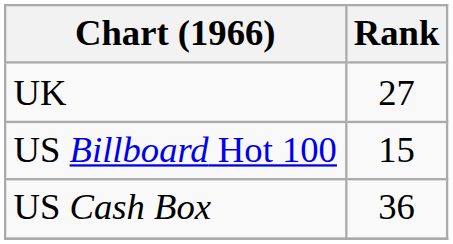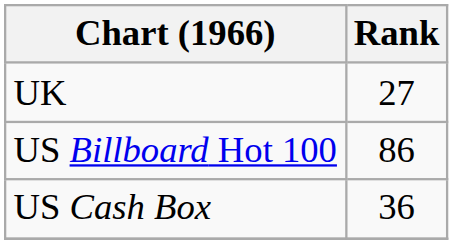(397, 149) 15 -> (397, 149) 86
